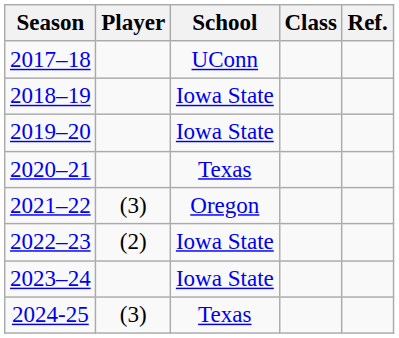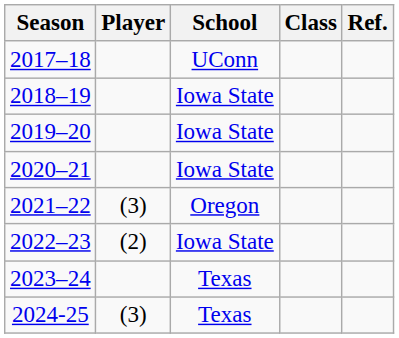(225, 168) Texas -> (225, 168) Iowa State
(225, 278) Iowa State -> (225, 278) Texas
